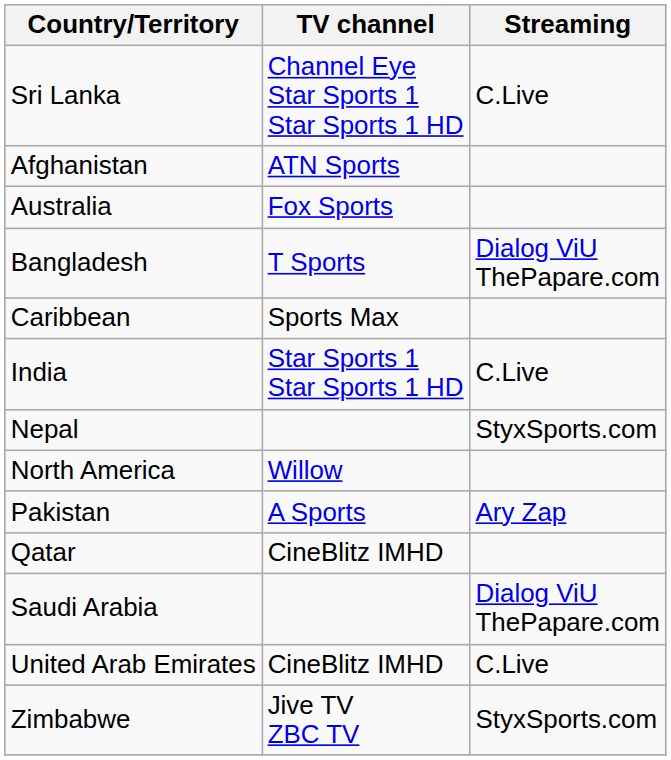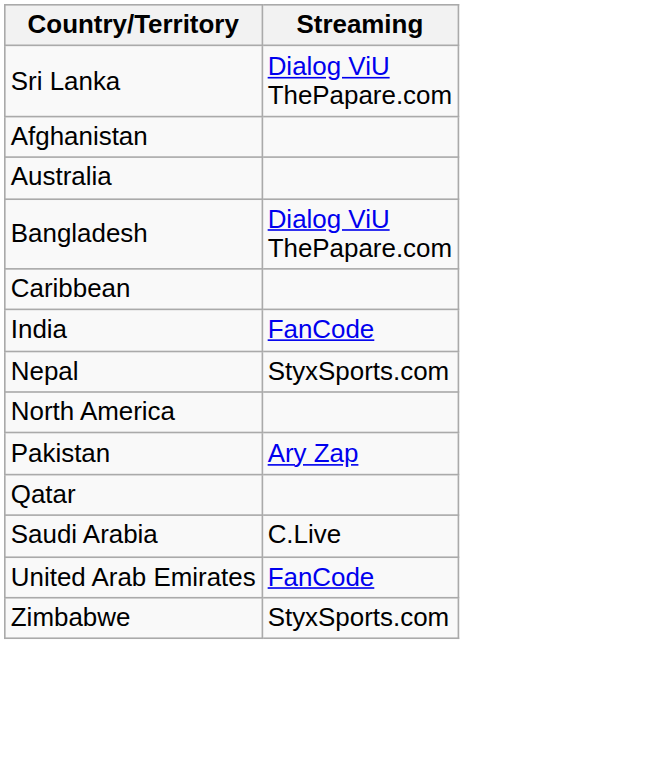- column: (366, 25)
(512, 95) C.Live -> (360, 80) Dialog ViU ThePapare.com
(512, 373) C.Live -> (321, 330) FanCode
(568, 608) Dialog ViU ThePapare.com -> (304, 535) C.Live
(512, 664) C.Live -> (321, 576) FanCode
